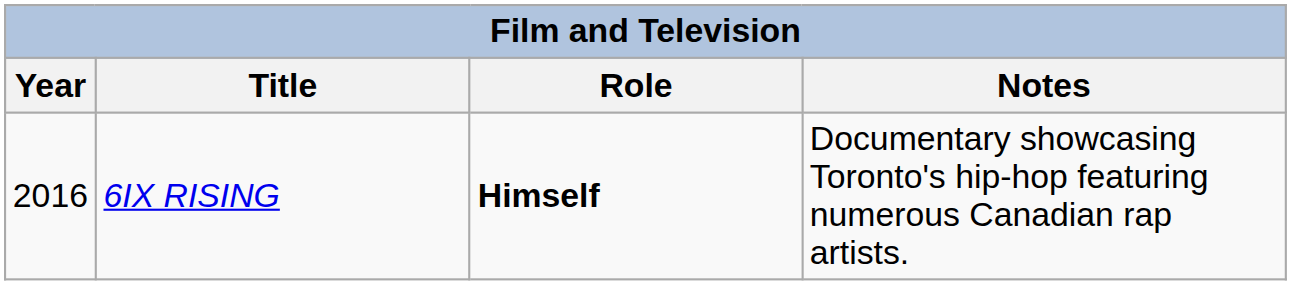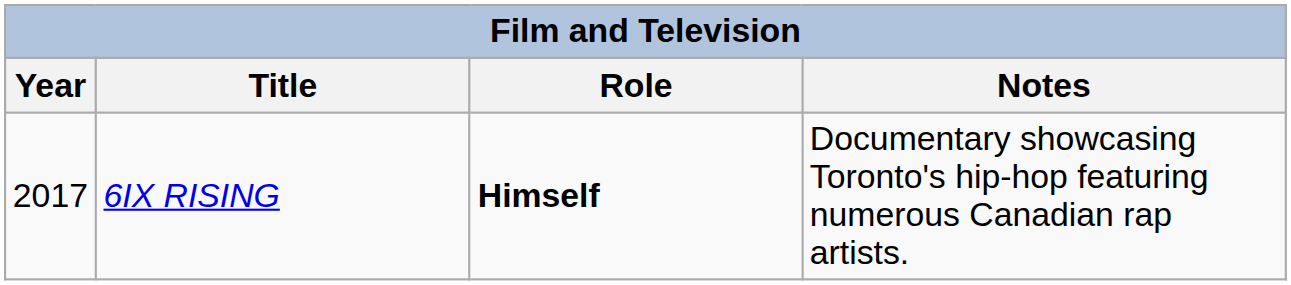(50, 195) 2016 -> (50, 195) 2017
